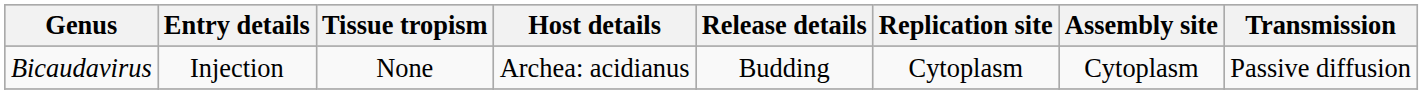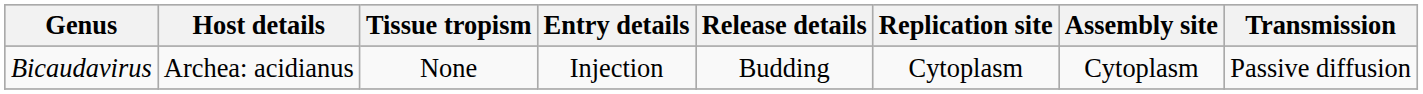columns swapped: (595, 25) <-> (237, 25)
